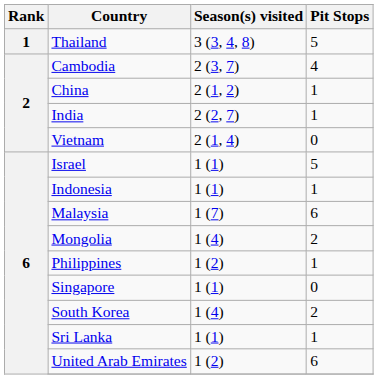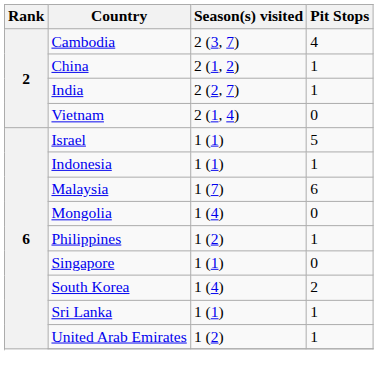- row: (79, 41)
(314, 238) 2 -> (314, 213) 0
(314, 361) 6 -> (314, 336) 1
